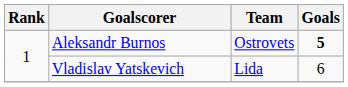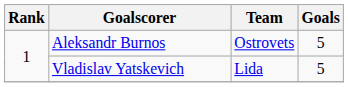(321, 43) bold -> (321, 43) normal
(321, 69) 6 -> (321, 69) 5
